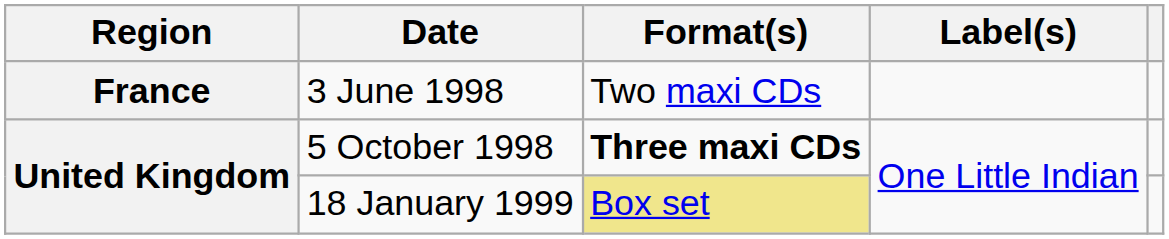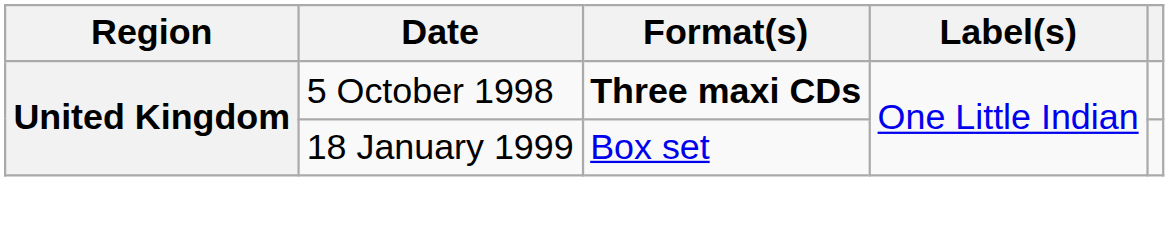- row: (405, 89)
(650, 203) khaki background -> (650, 146) no background
